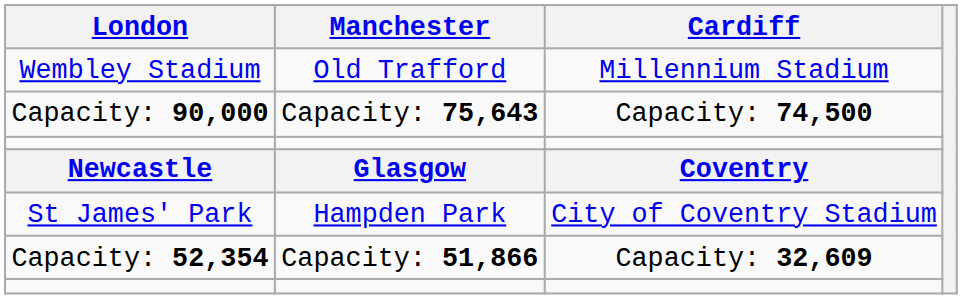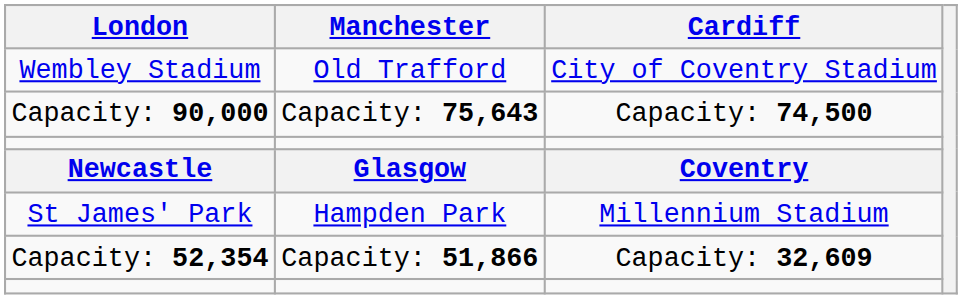(744, 70) Millennium Stadium -> (744, 70) City of Coventry Stadium
(744, 214) City of Coventry Stadium -> (744, 214) Millennium Stadium
